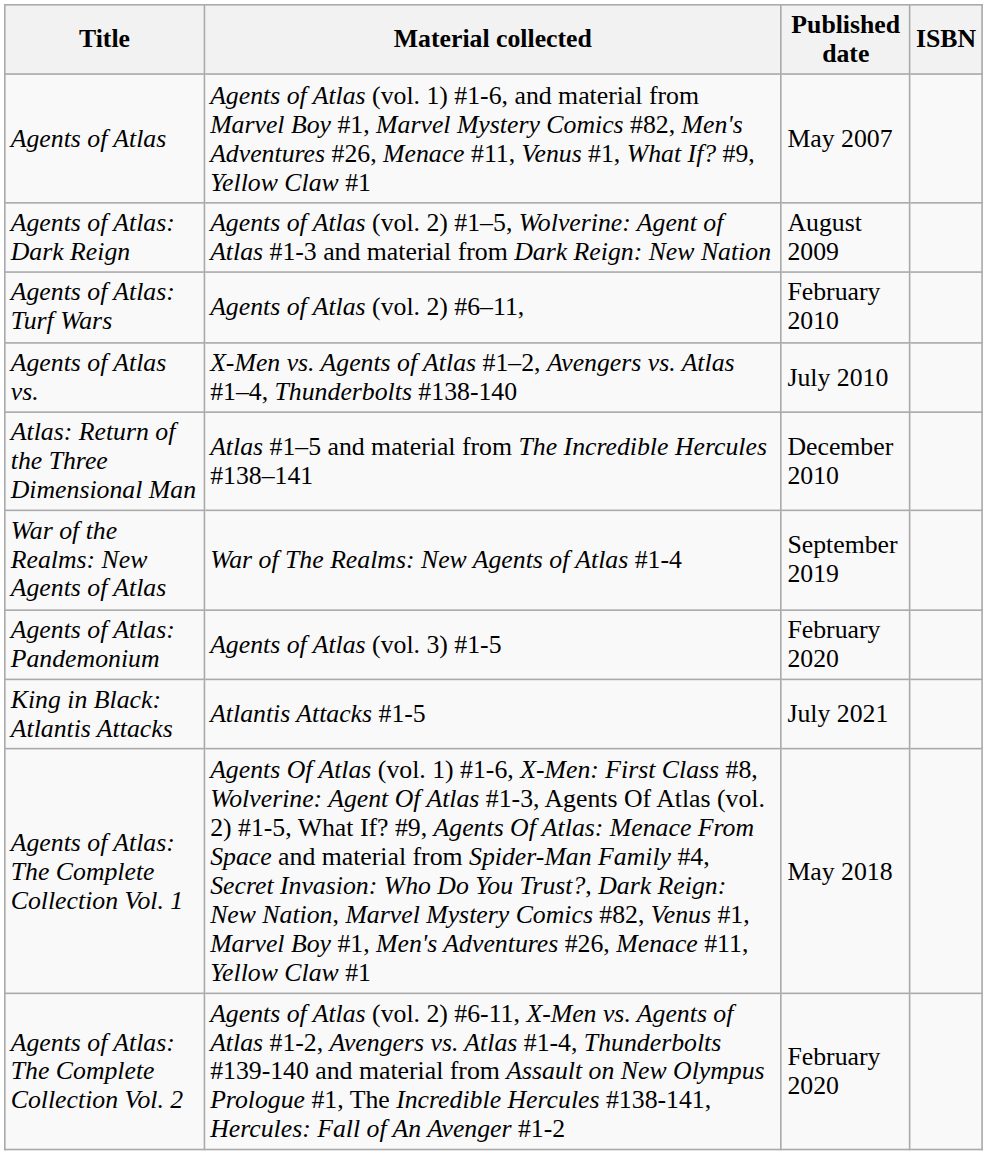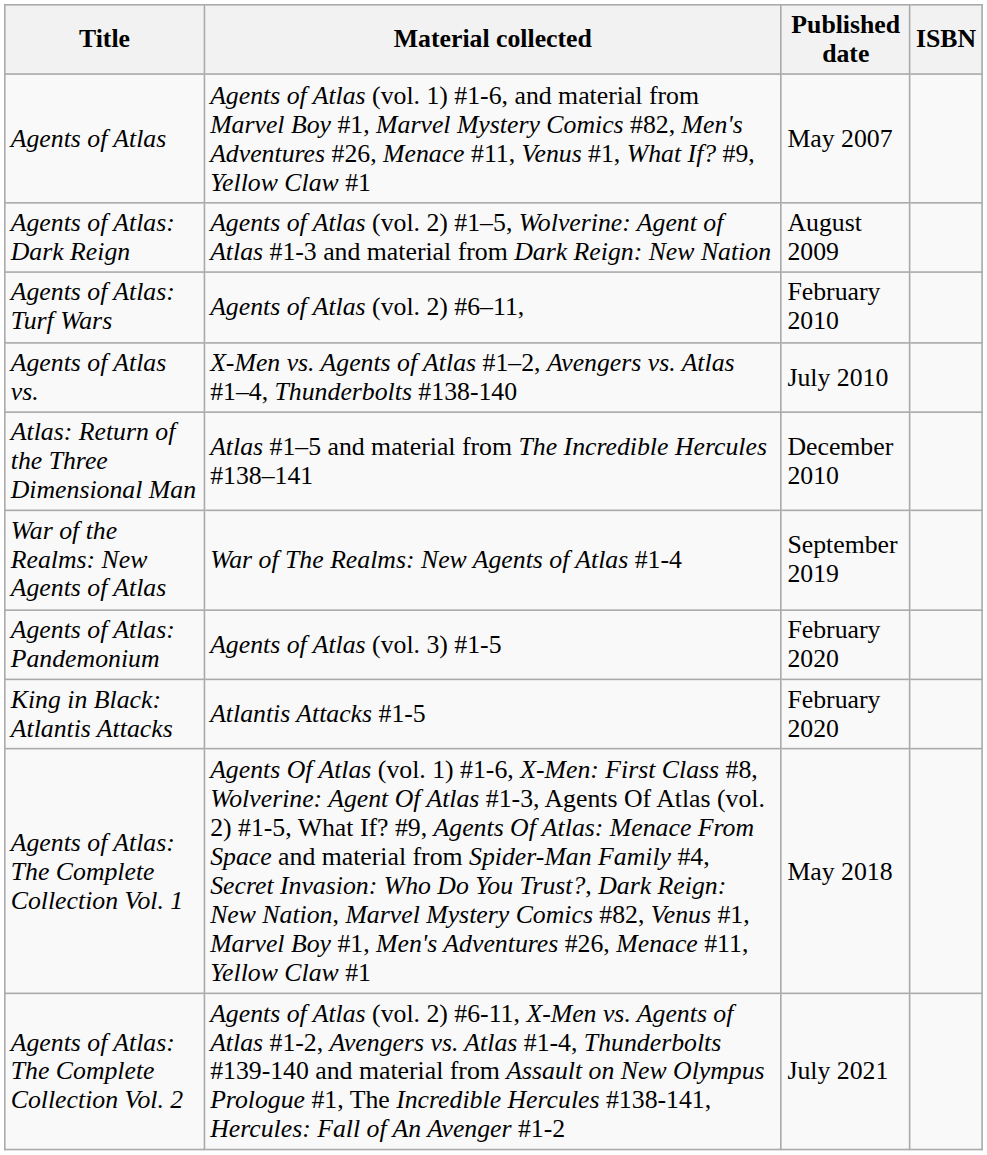(838, 714) July 2021 -> (834, 714) February 2020
(834, 1071) February 2020 -> (838, 1071) July 2021
